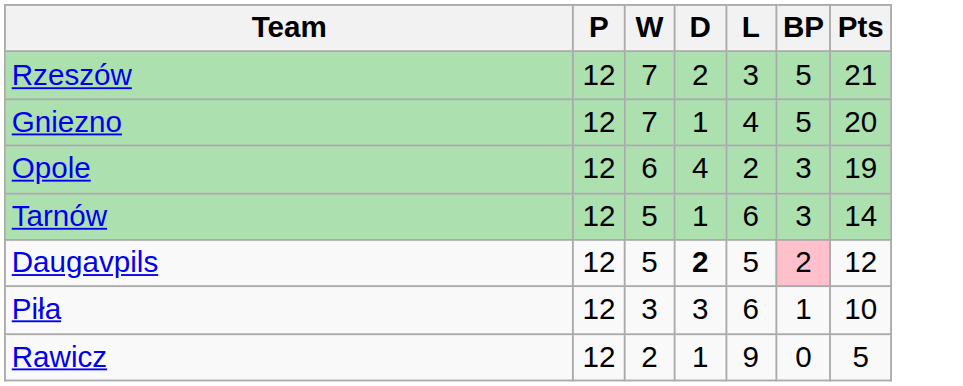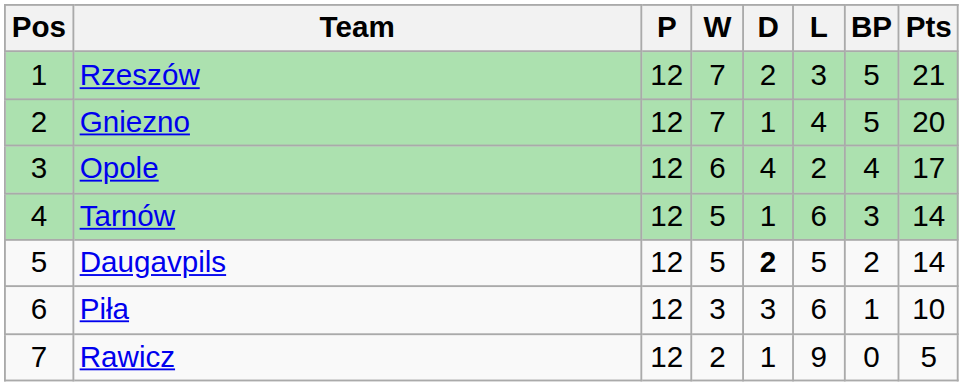+ column: (39, 27)
(804, 168) 3 -> (871, 168) 4
(861, 168) 19 -> (929, 168) 17
(804, 262) pink background -> (871, 262) no background
(861, 262) 12 -> (929, 262) 14
